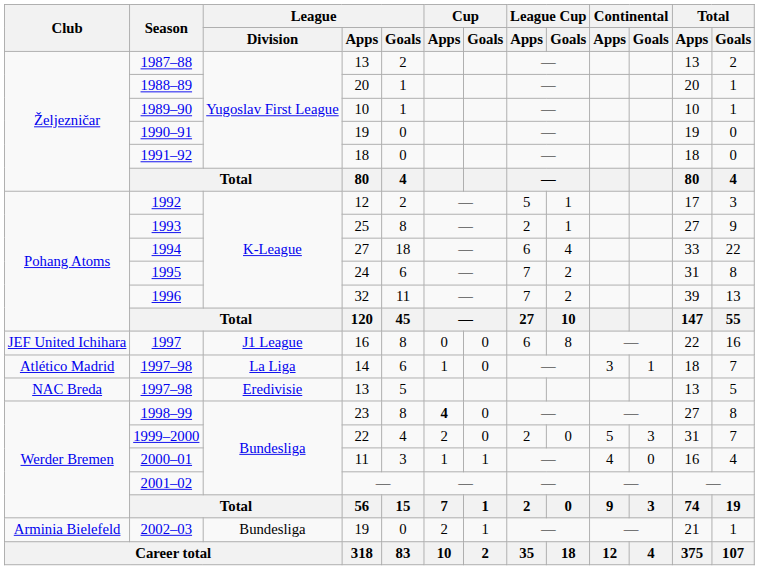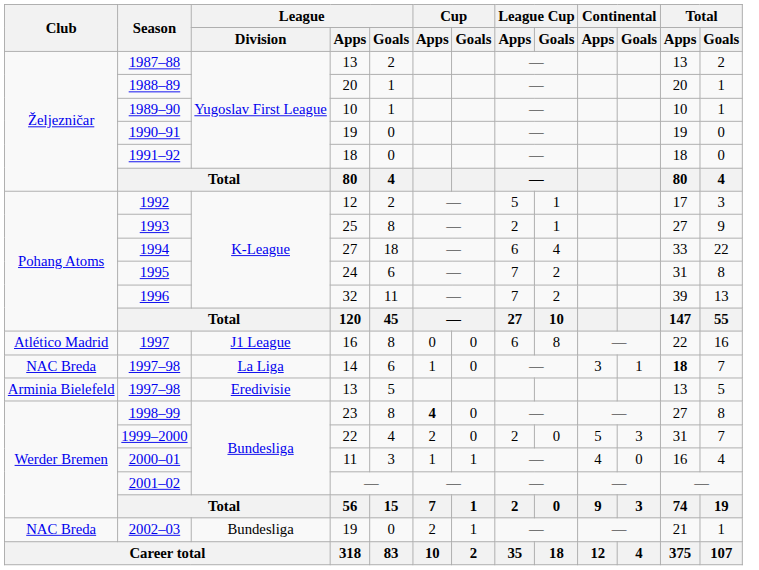(67, 343) JEF United Ichihara -> (61, 343) Atlético Madrid
(67, 366) Atlético Madrid -> (61, 366) NAC Breda
(692, 366) normal -> (680, 366) bold
(67, 389) NAC Breda -> (61, 389) Arminia Bielefeld
(67, 529) Arminia Bielefeld -> (61, 529) NAC Breda
